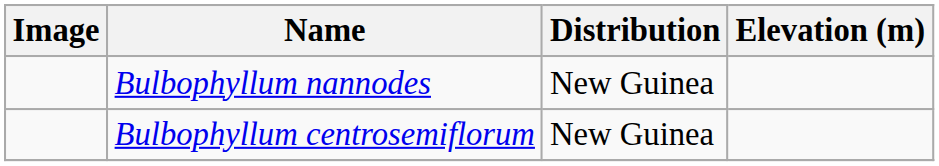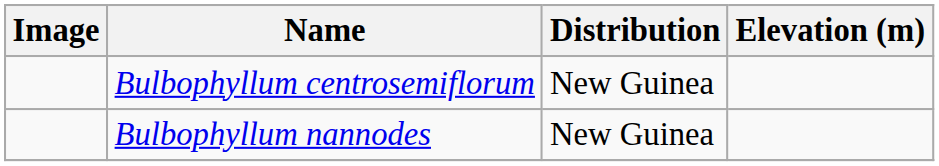rows swapped: (325, 133) <-> (273, 82)
